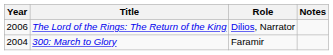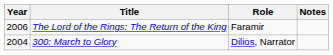(263, 27) Dilios, Narrator -> (248, 27) Faramir
(248, 42) Faramir -> (263, 42) Dilios, Narrator
